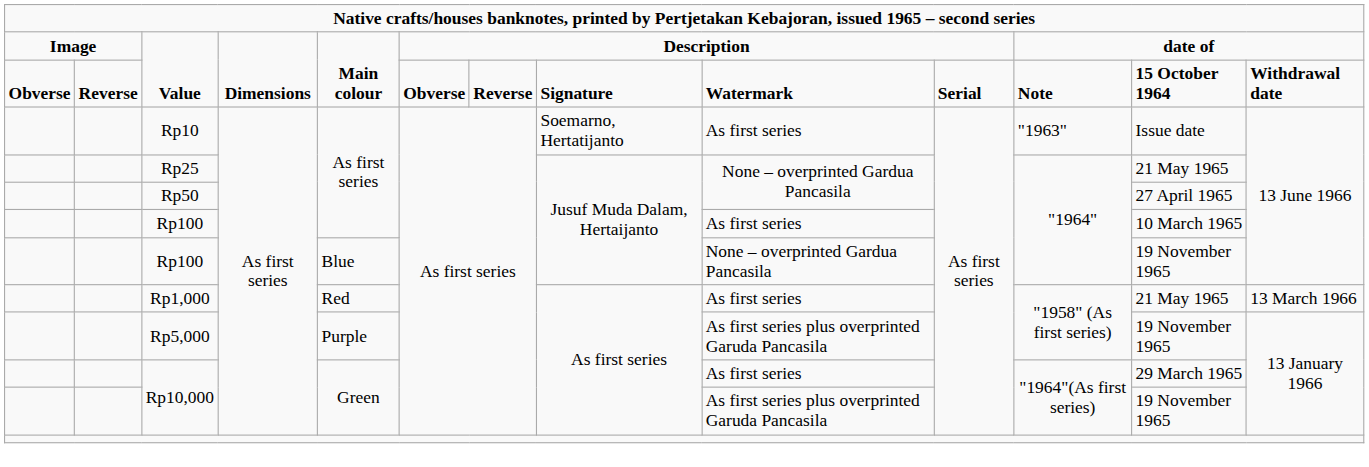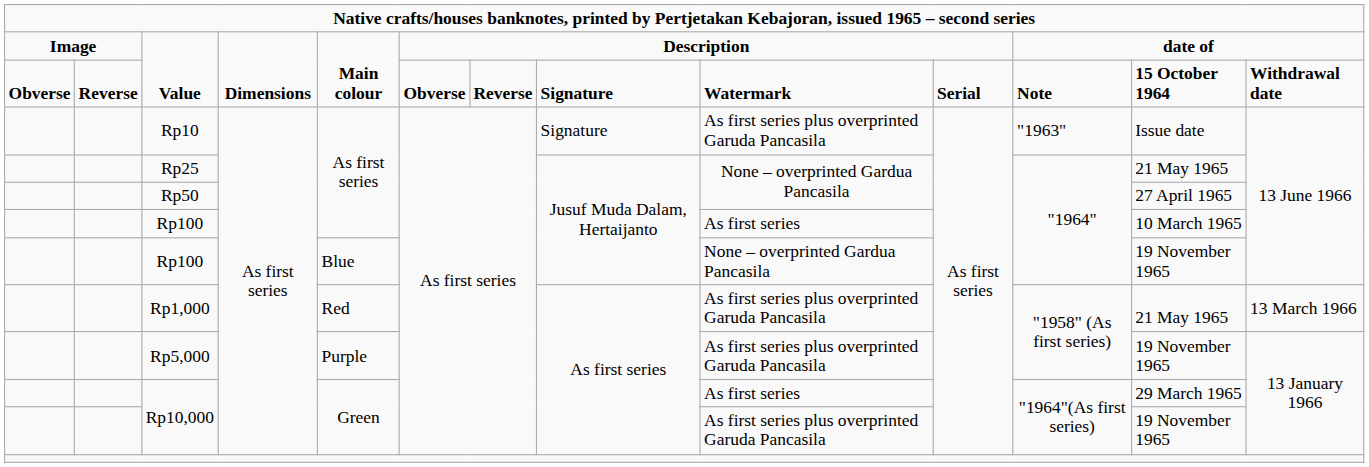(582, 130) Soemarno, Hertatijanto -> (574, 130) Signature
(754, 130) As first series -> (811, 130) As first series plus overprinted Garuda Pancasila
(754, 298) As first series -> (811, 308) As first series plus overprinted Garuda Pancasila
